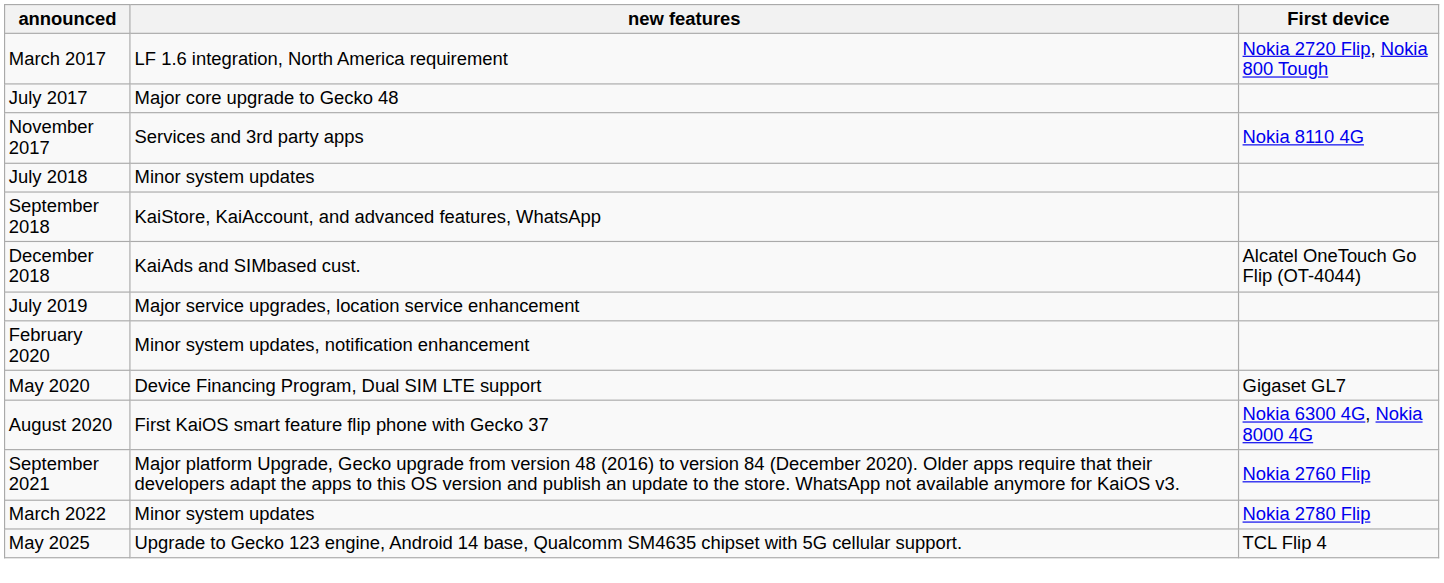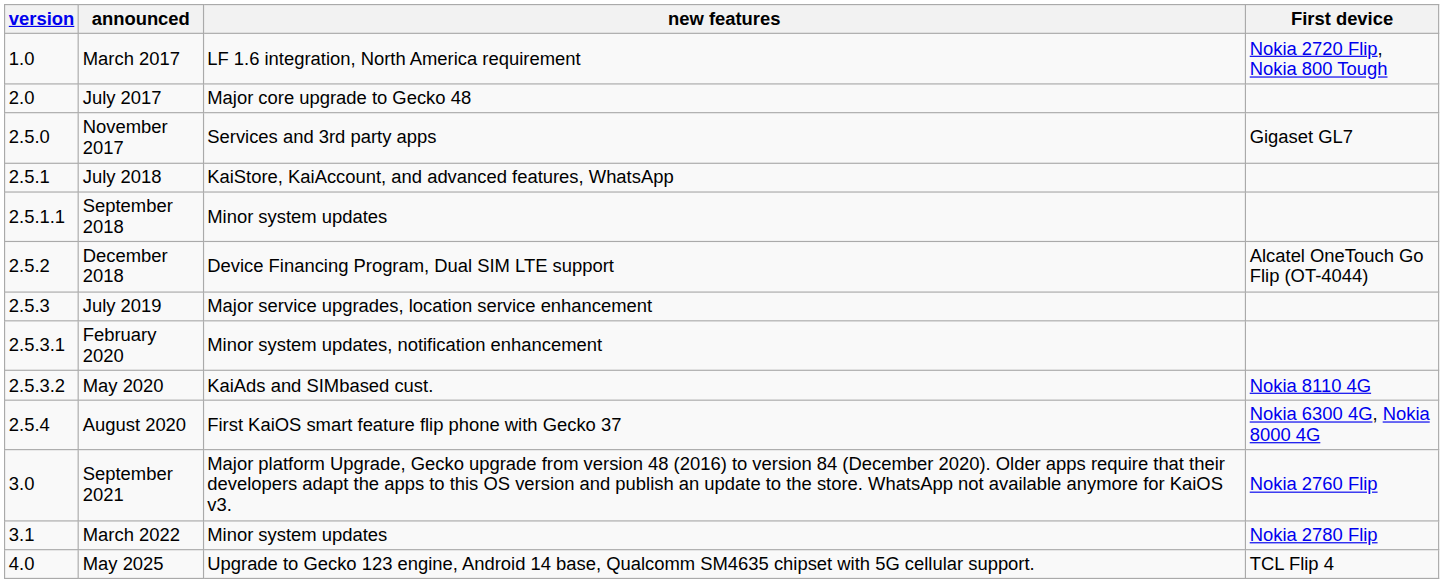+ column: (42, 19)
(1303, 137) Nokia 8110 4G -> (1301, 137) Gigaset GL7
(225, 177) Minor system updates -> (440, 177) KaiStore, KaiAccount, and advanced features, WhatsApp
(368, 216) KaiStore, KaiAccount, and advanced features, WhatsApp -> (297, 216) Minor system updates
(248, 266) KaiAds and SIMbased cust. -> (411, 266) Device Financing Program, Dual SIM LTE support
(338, 385) Device Financing Program, Dual SIM LTE support -> (320, 385) KaiAds and SIMbased cust.
(1294, 385) Gigaset GL7 -> (1310, 385) Nokia 8110 4G
